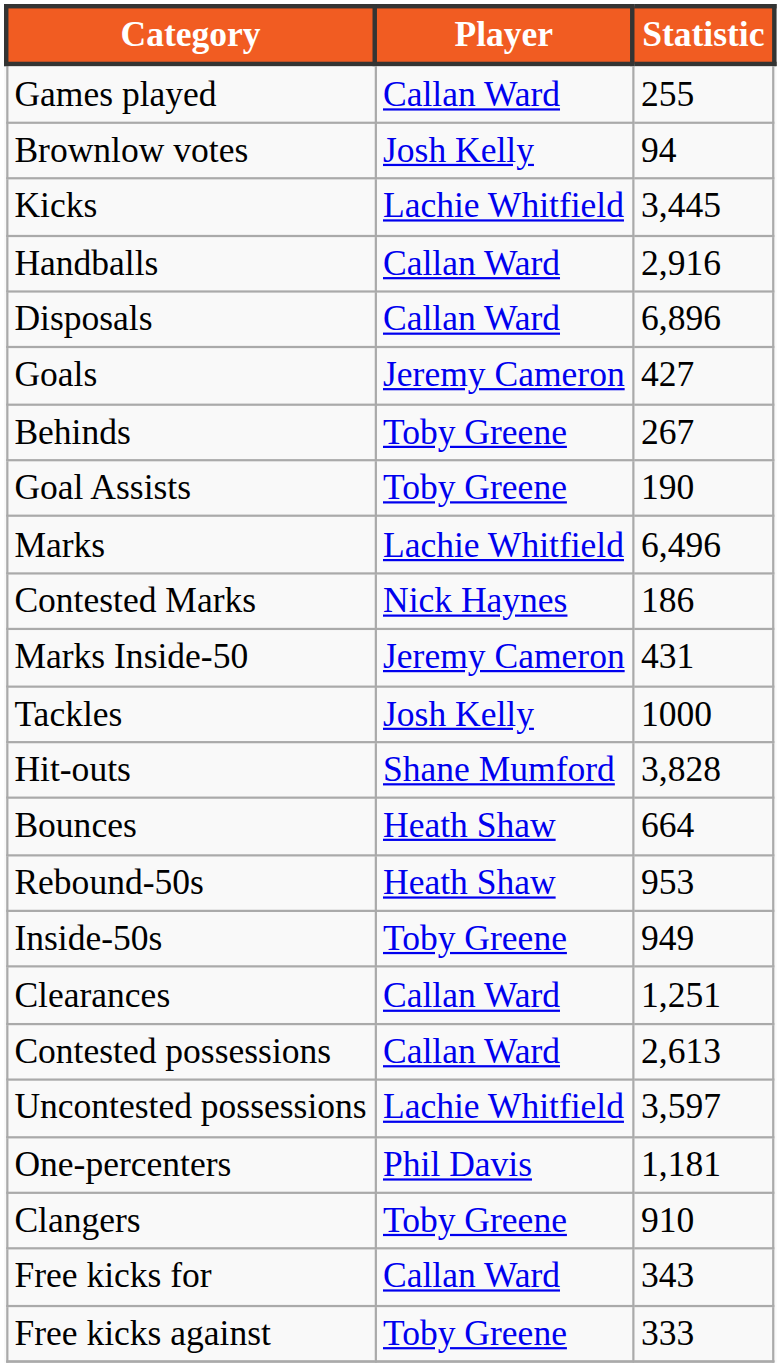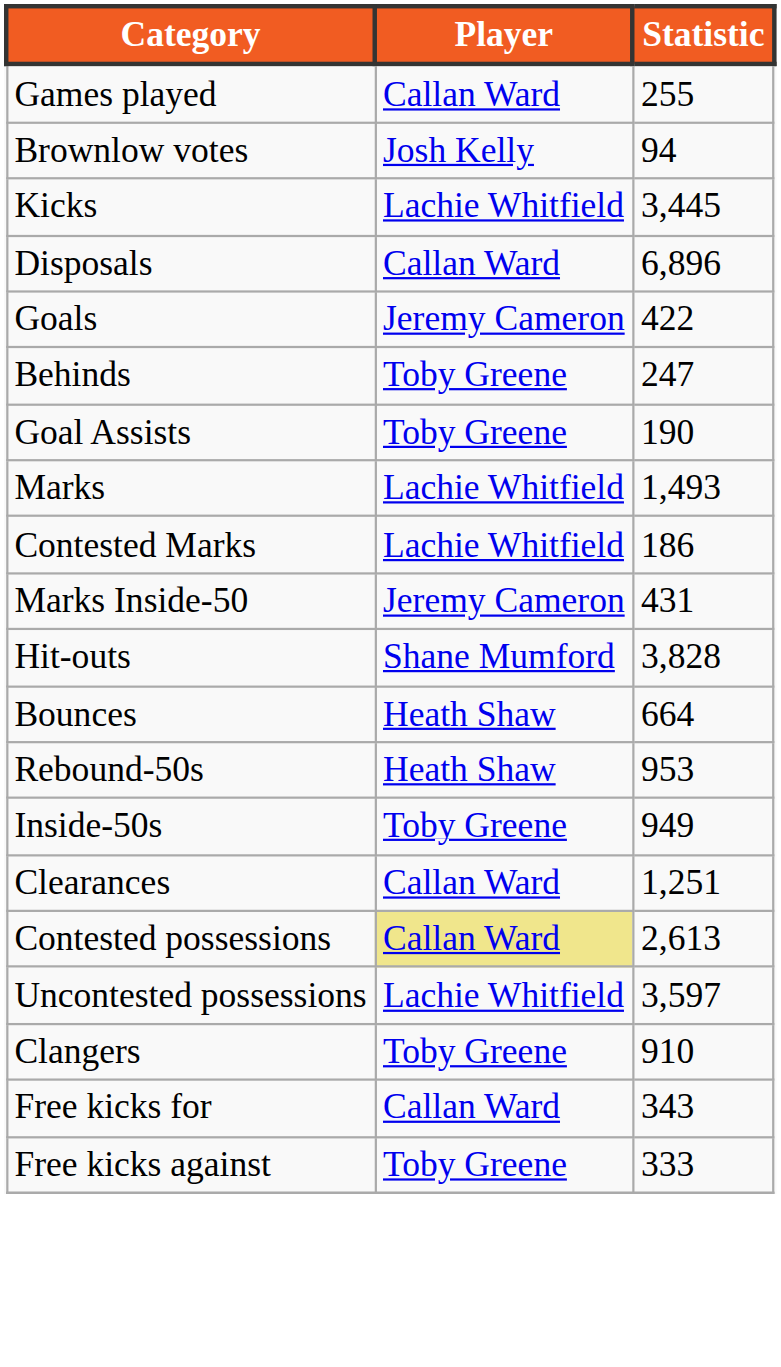- row: (86, 262)
(668, 375) 427 -> (668, 318) 422
(668, 431) 267 -> (668, 375) 247
(681, 544) 6,496 -> (681, 487) 1,493
(475, 600) Nick Haynes -> (503, 544) Lachie Whitfield
- row: (68, 713)
(472, 1051) no background -> (472, 938) khaki background
- row: (123, 1163)
